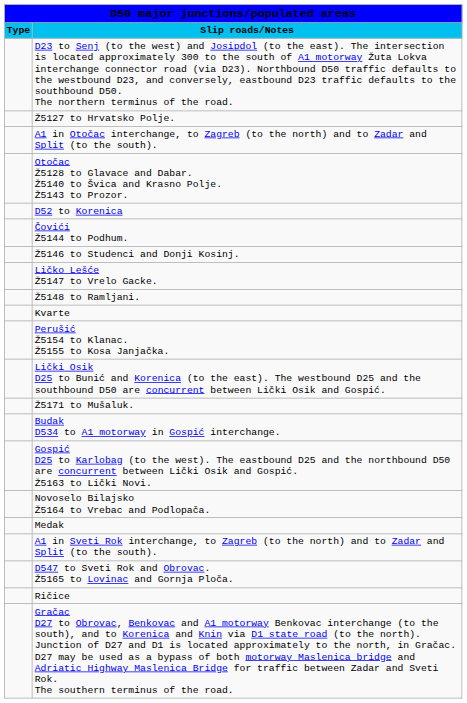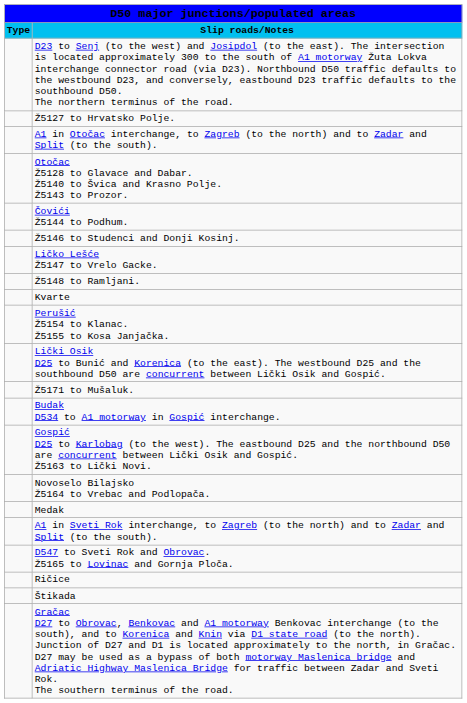- row: (79, 211)
+ row: (55, 596)
